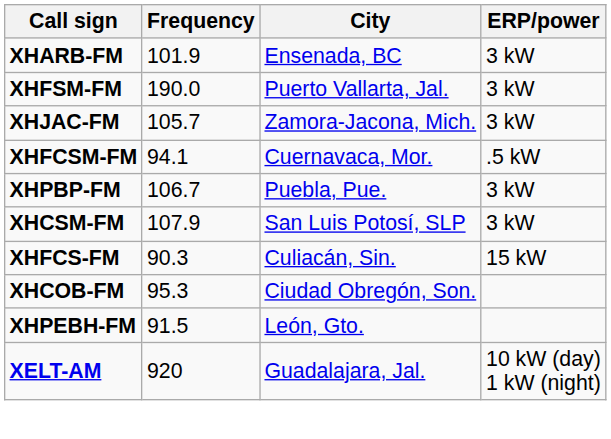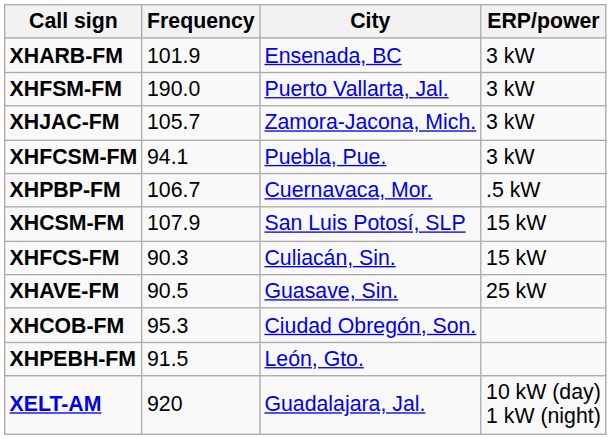(348, 156) Cuernavaca, Mor. -> (325, 156) Puebla, Pue.
(513, 156) .5 kW -> (510, 156) 3 kW
(325, 190) Puebla, Pue. -> (348, 190) Cuernavaca, Mor.
(510, 190) 3 kW -> (513, 190) .5 kW
(510, 223) 3 kW -> (516, 223) 15 kW
+ row: (64, 291)
